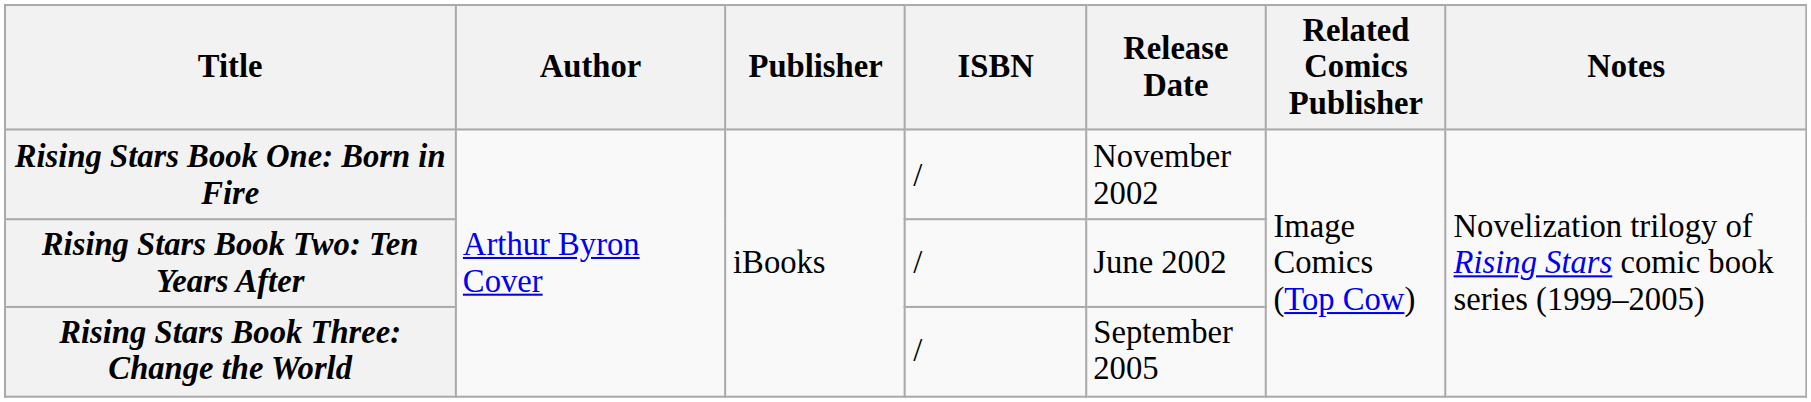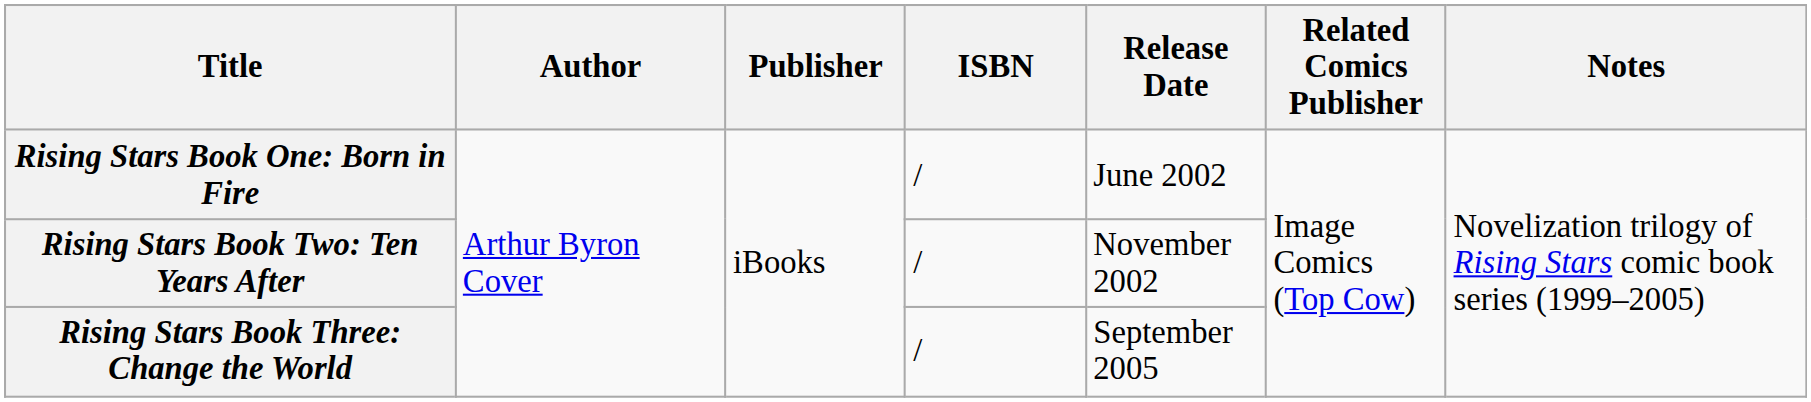(1162, 173) November 2002 -> (1160, 173) June 2002
(1160, 262) June 2002 -> (1162, 262) November 2002
